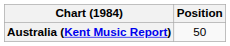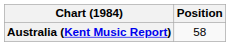(200, 32) 50 -> (200, 32) 58
